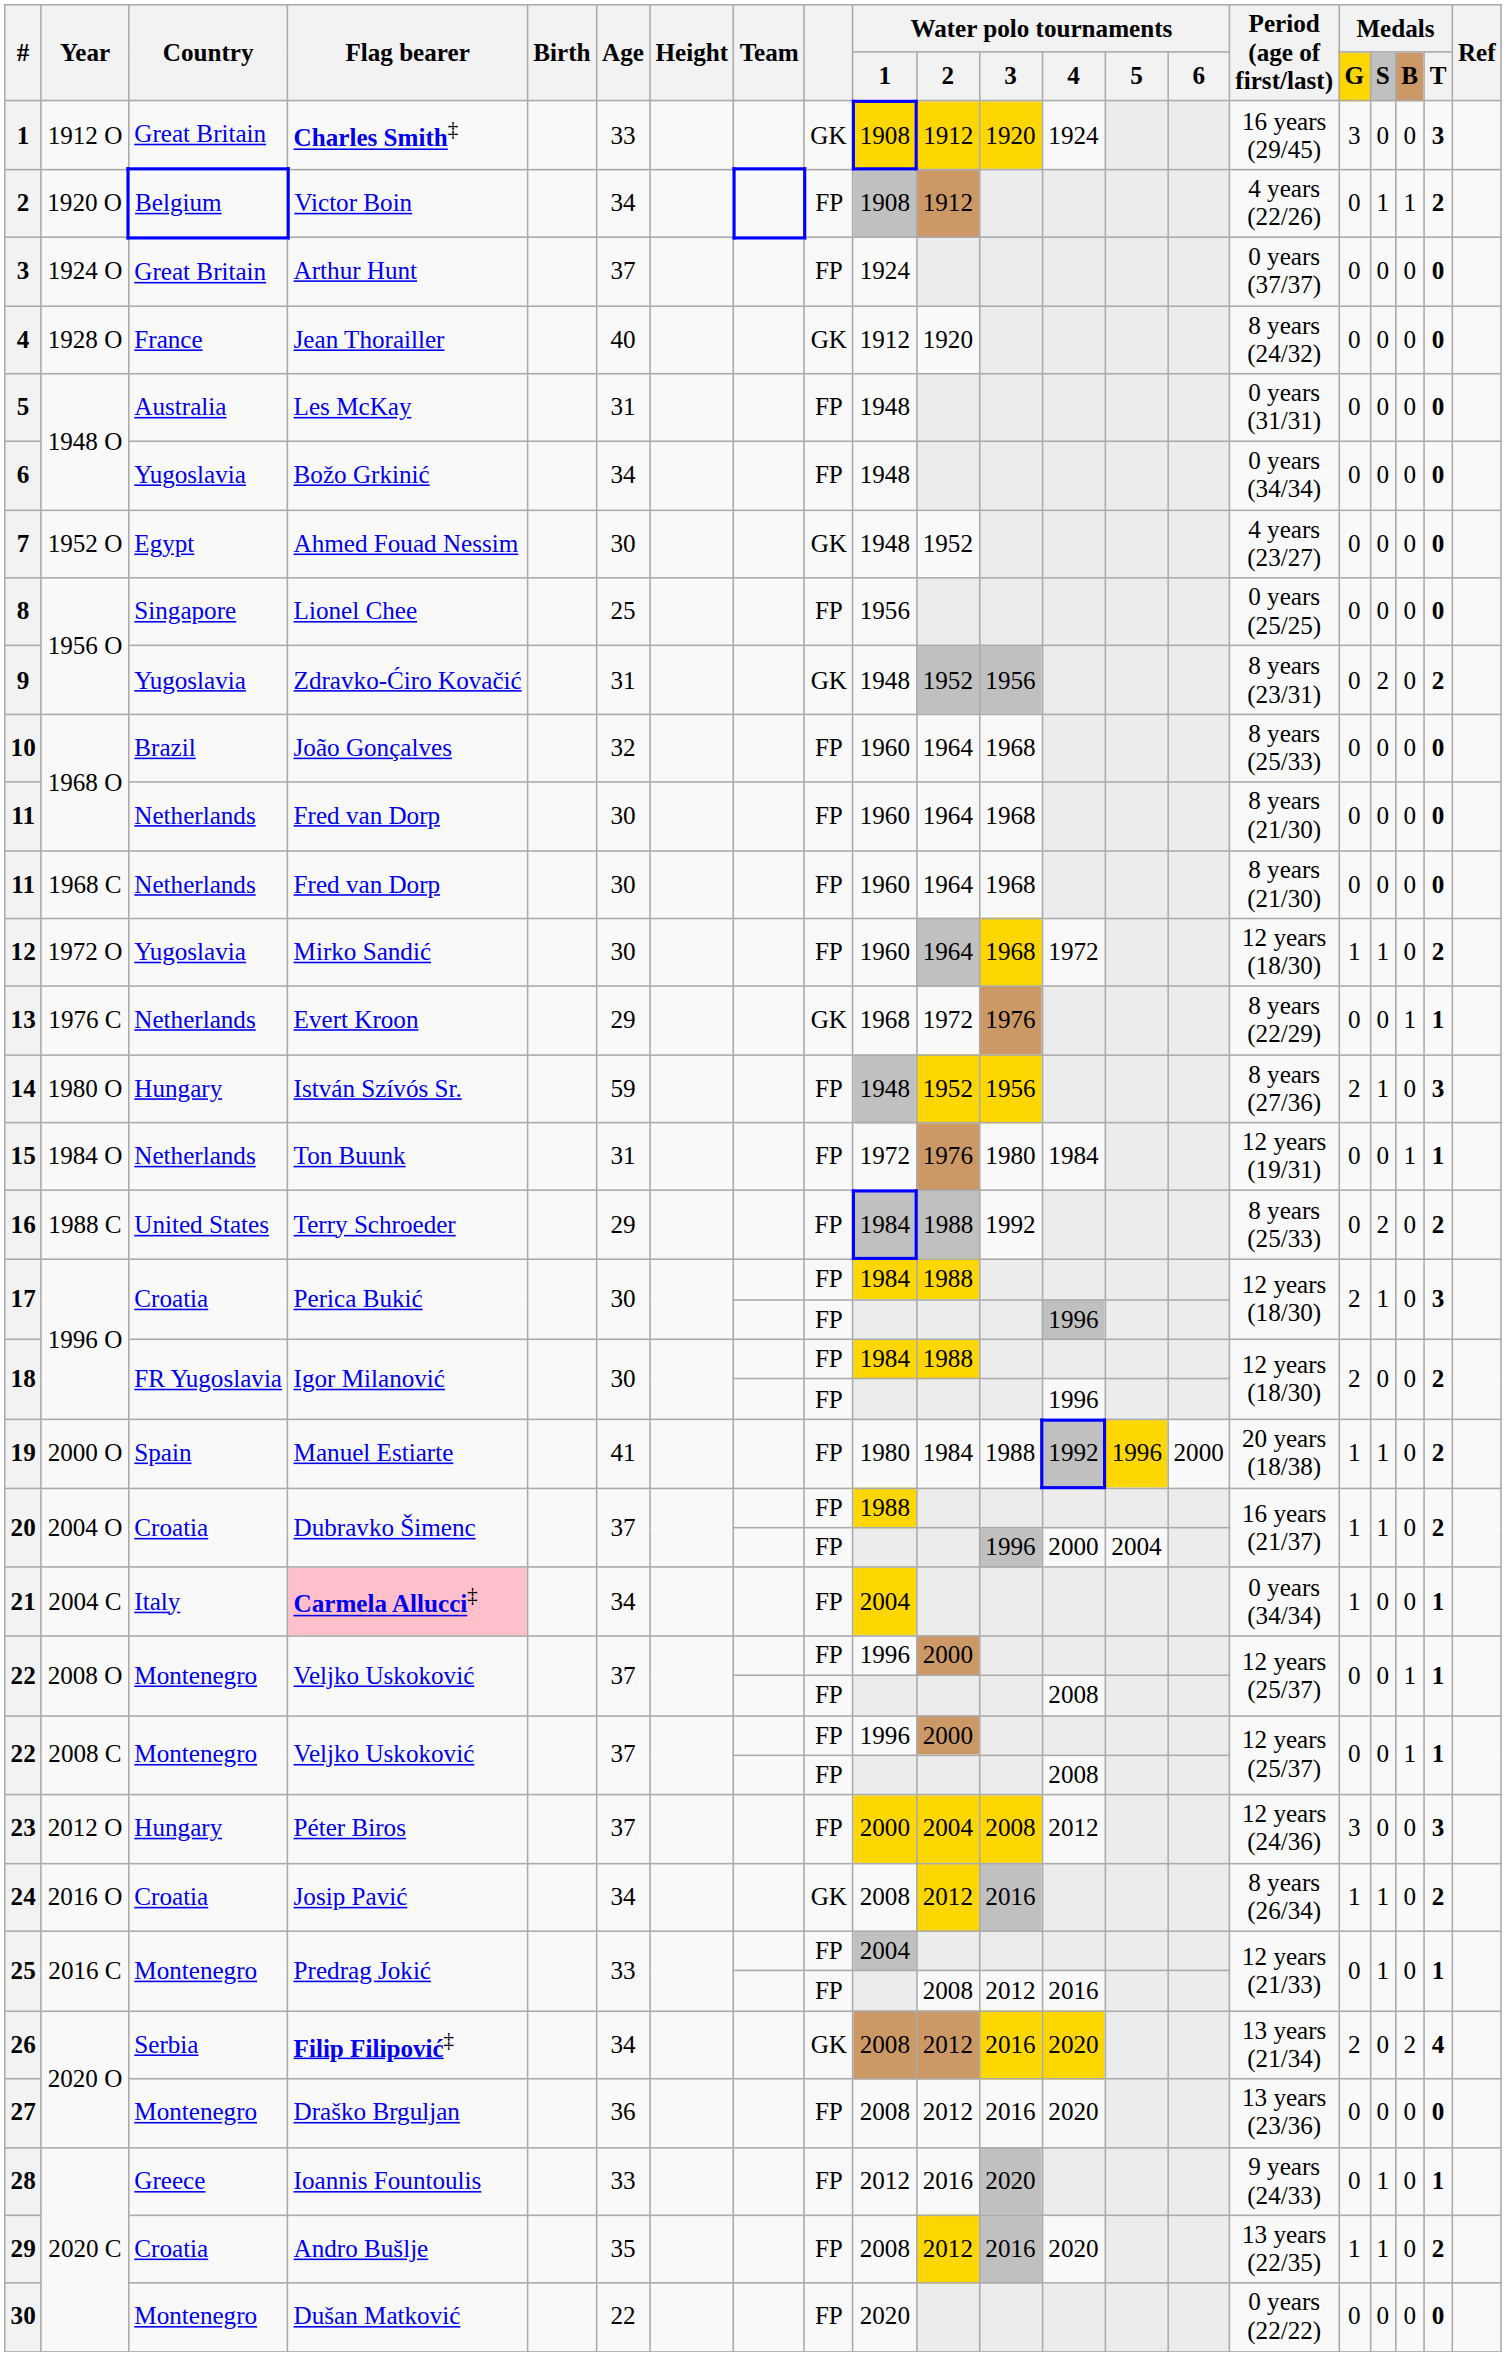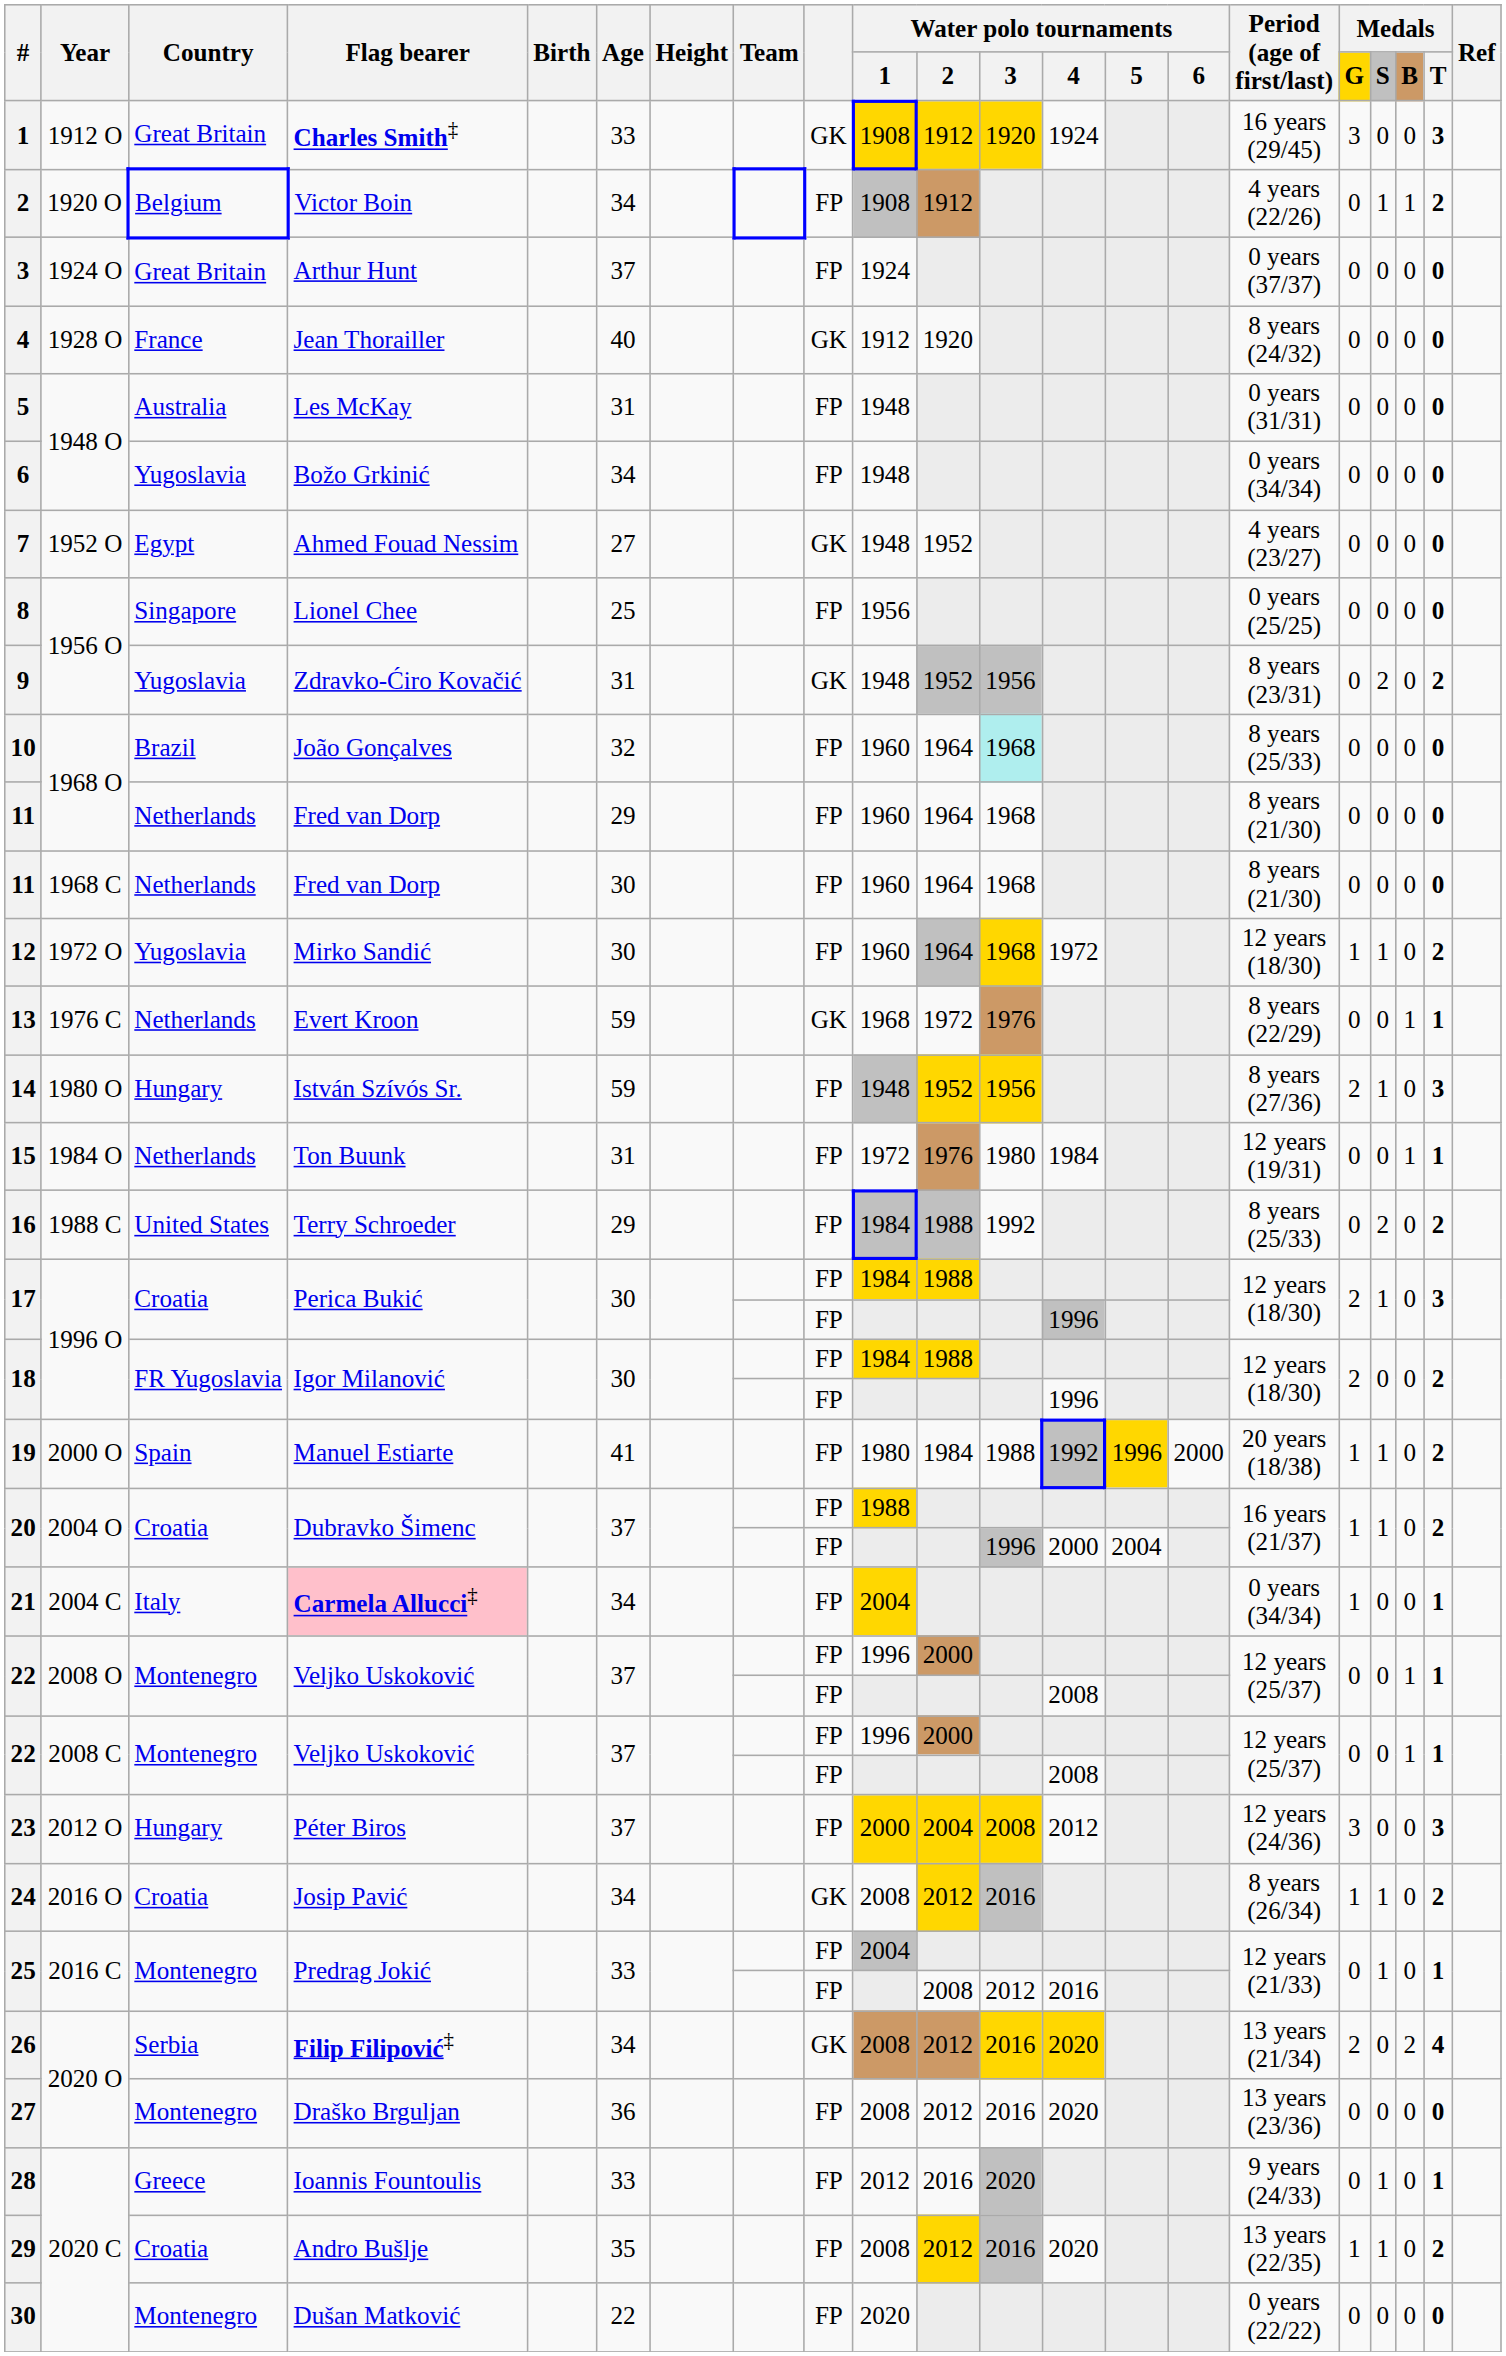(623, 543) 30 -> (623, 543) 27
(1010, 747) no background -> (1010, 747) paleturquoise background
(623, 815) 30 -> (623, 815) 29
(623, 1020) 29 -> (623, 1020) 59
